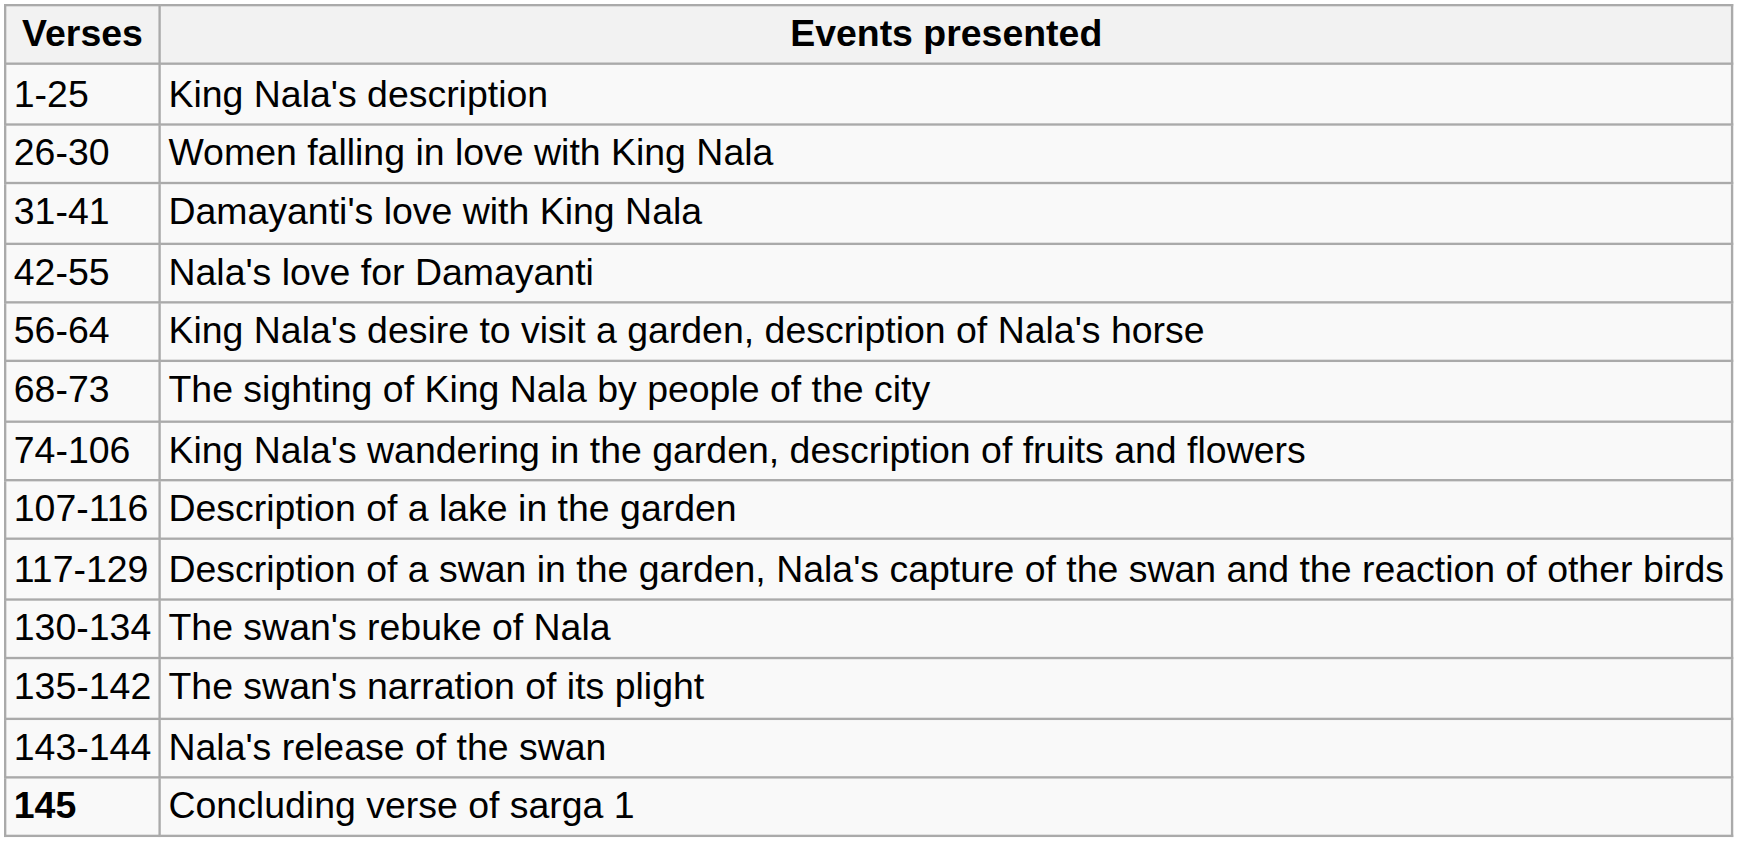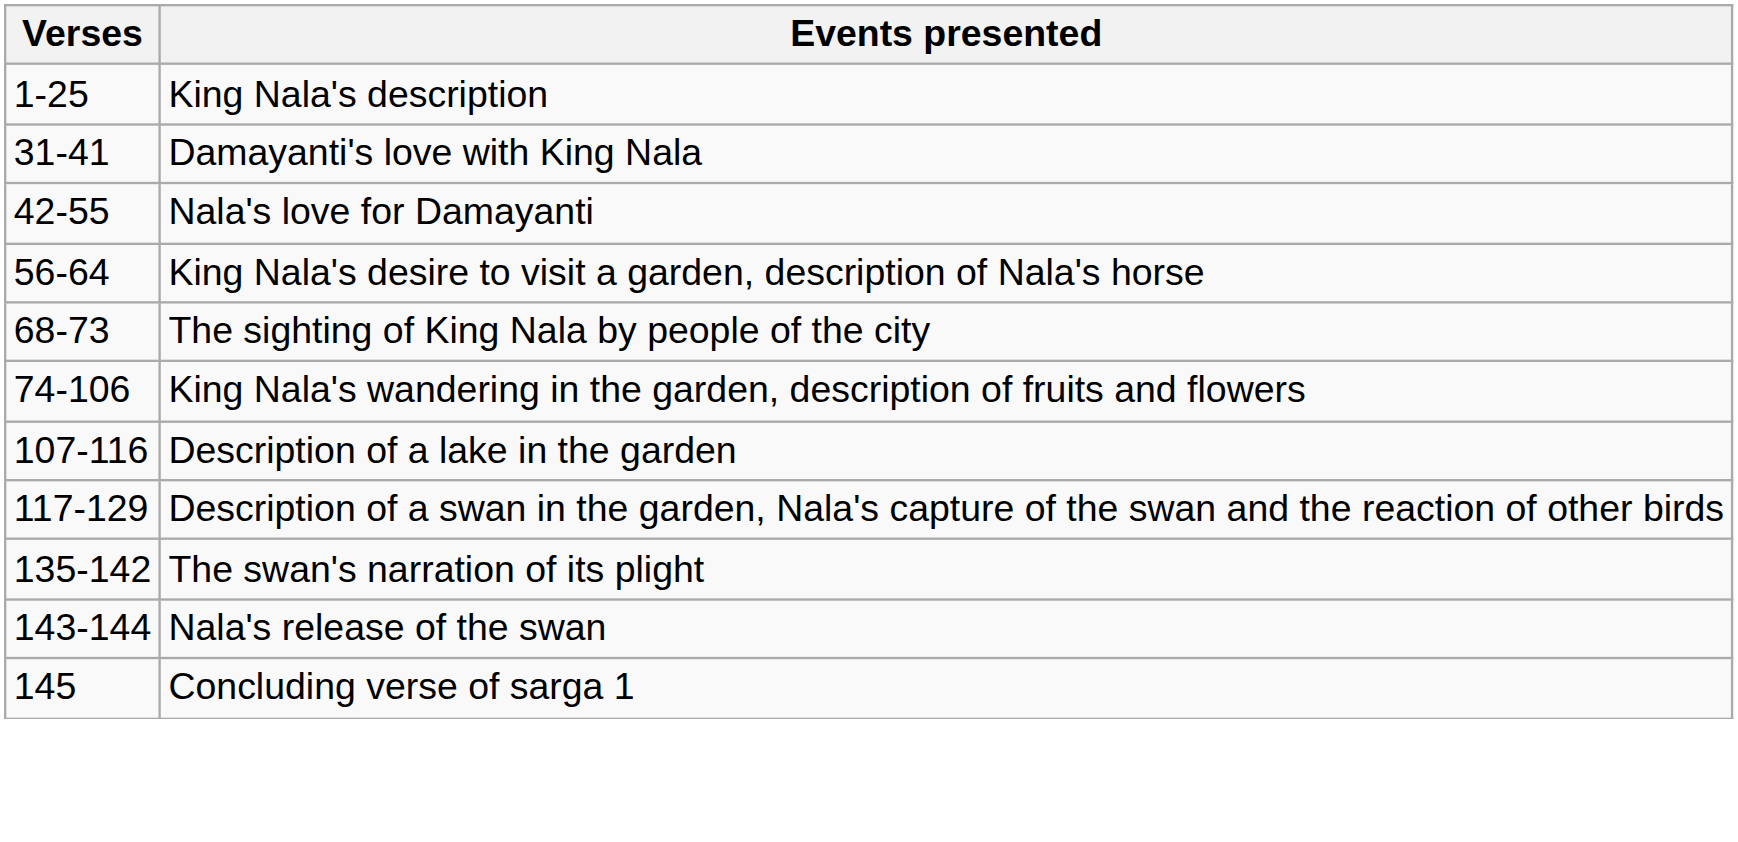- row: (471, 152)
- row: (390, 627)
(45, 806) bold -> (45, 687) normal
